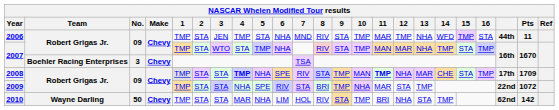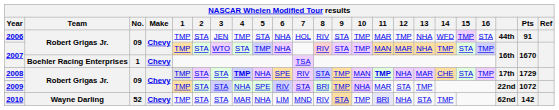(303, 36) MND -> (303, 36) HOL
(528, 36) 11 -> (528, 36) 91
(138, 61) 3 -> (138, 61) 1
(528, 74) 1709 -> (528, 74) 1729
(138, 99) 50 -> (138, 99) 52
(303, 99) HOL -> (303, 99) MND
(383, 99) no background -> (383, 99) lavender background
